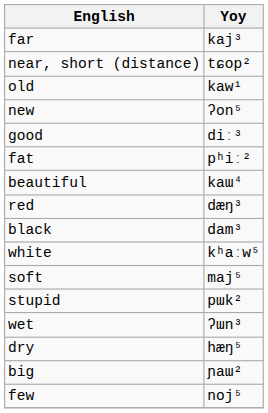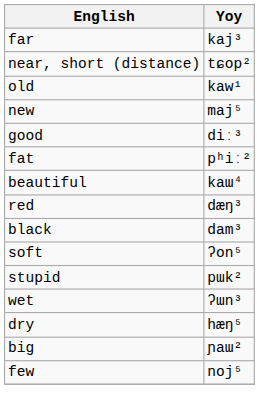(225, 111) ʔon⁵ -> (225, 111) maj⁵
- row: (30, 254)
(225, 277) maj⁵ -> (225, 254) ʔon⁵
